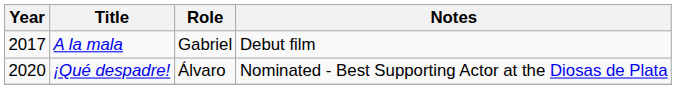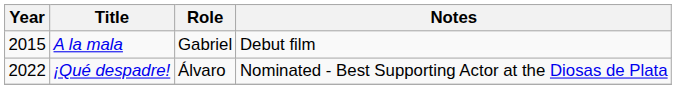(27, 44) 2017 -> (27, 44) 2015
(27, 71) 2020 -> (27, 71) 2022
